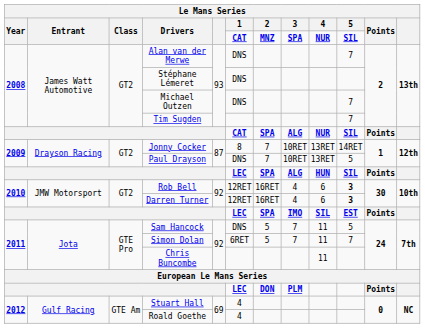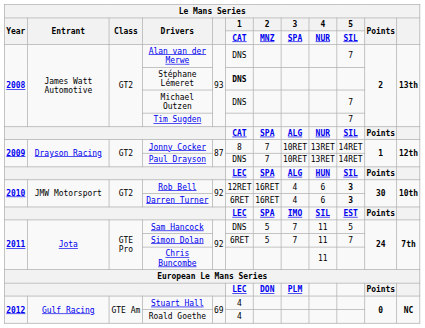(239, 78) normal -> (239, 78) bold
(351, 160) 5 -> (351, 160) 14RET
(239, 200) 12RET -> (239, 200) 6RET
